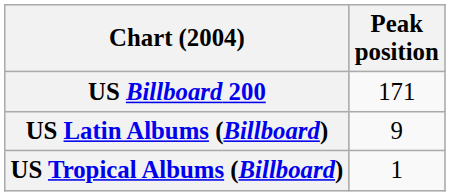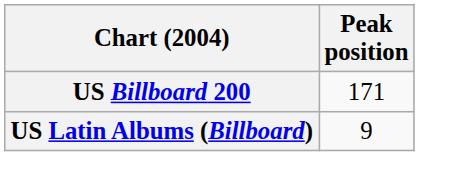- row: (177, 170)
